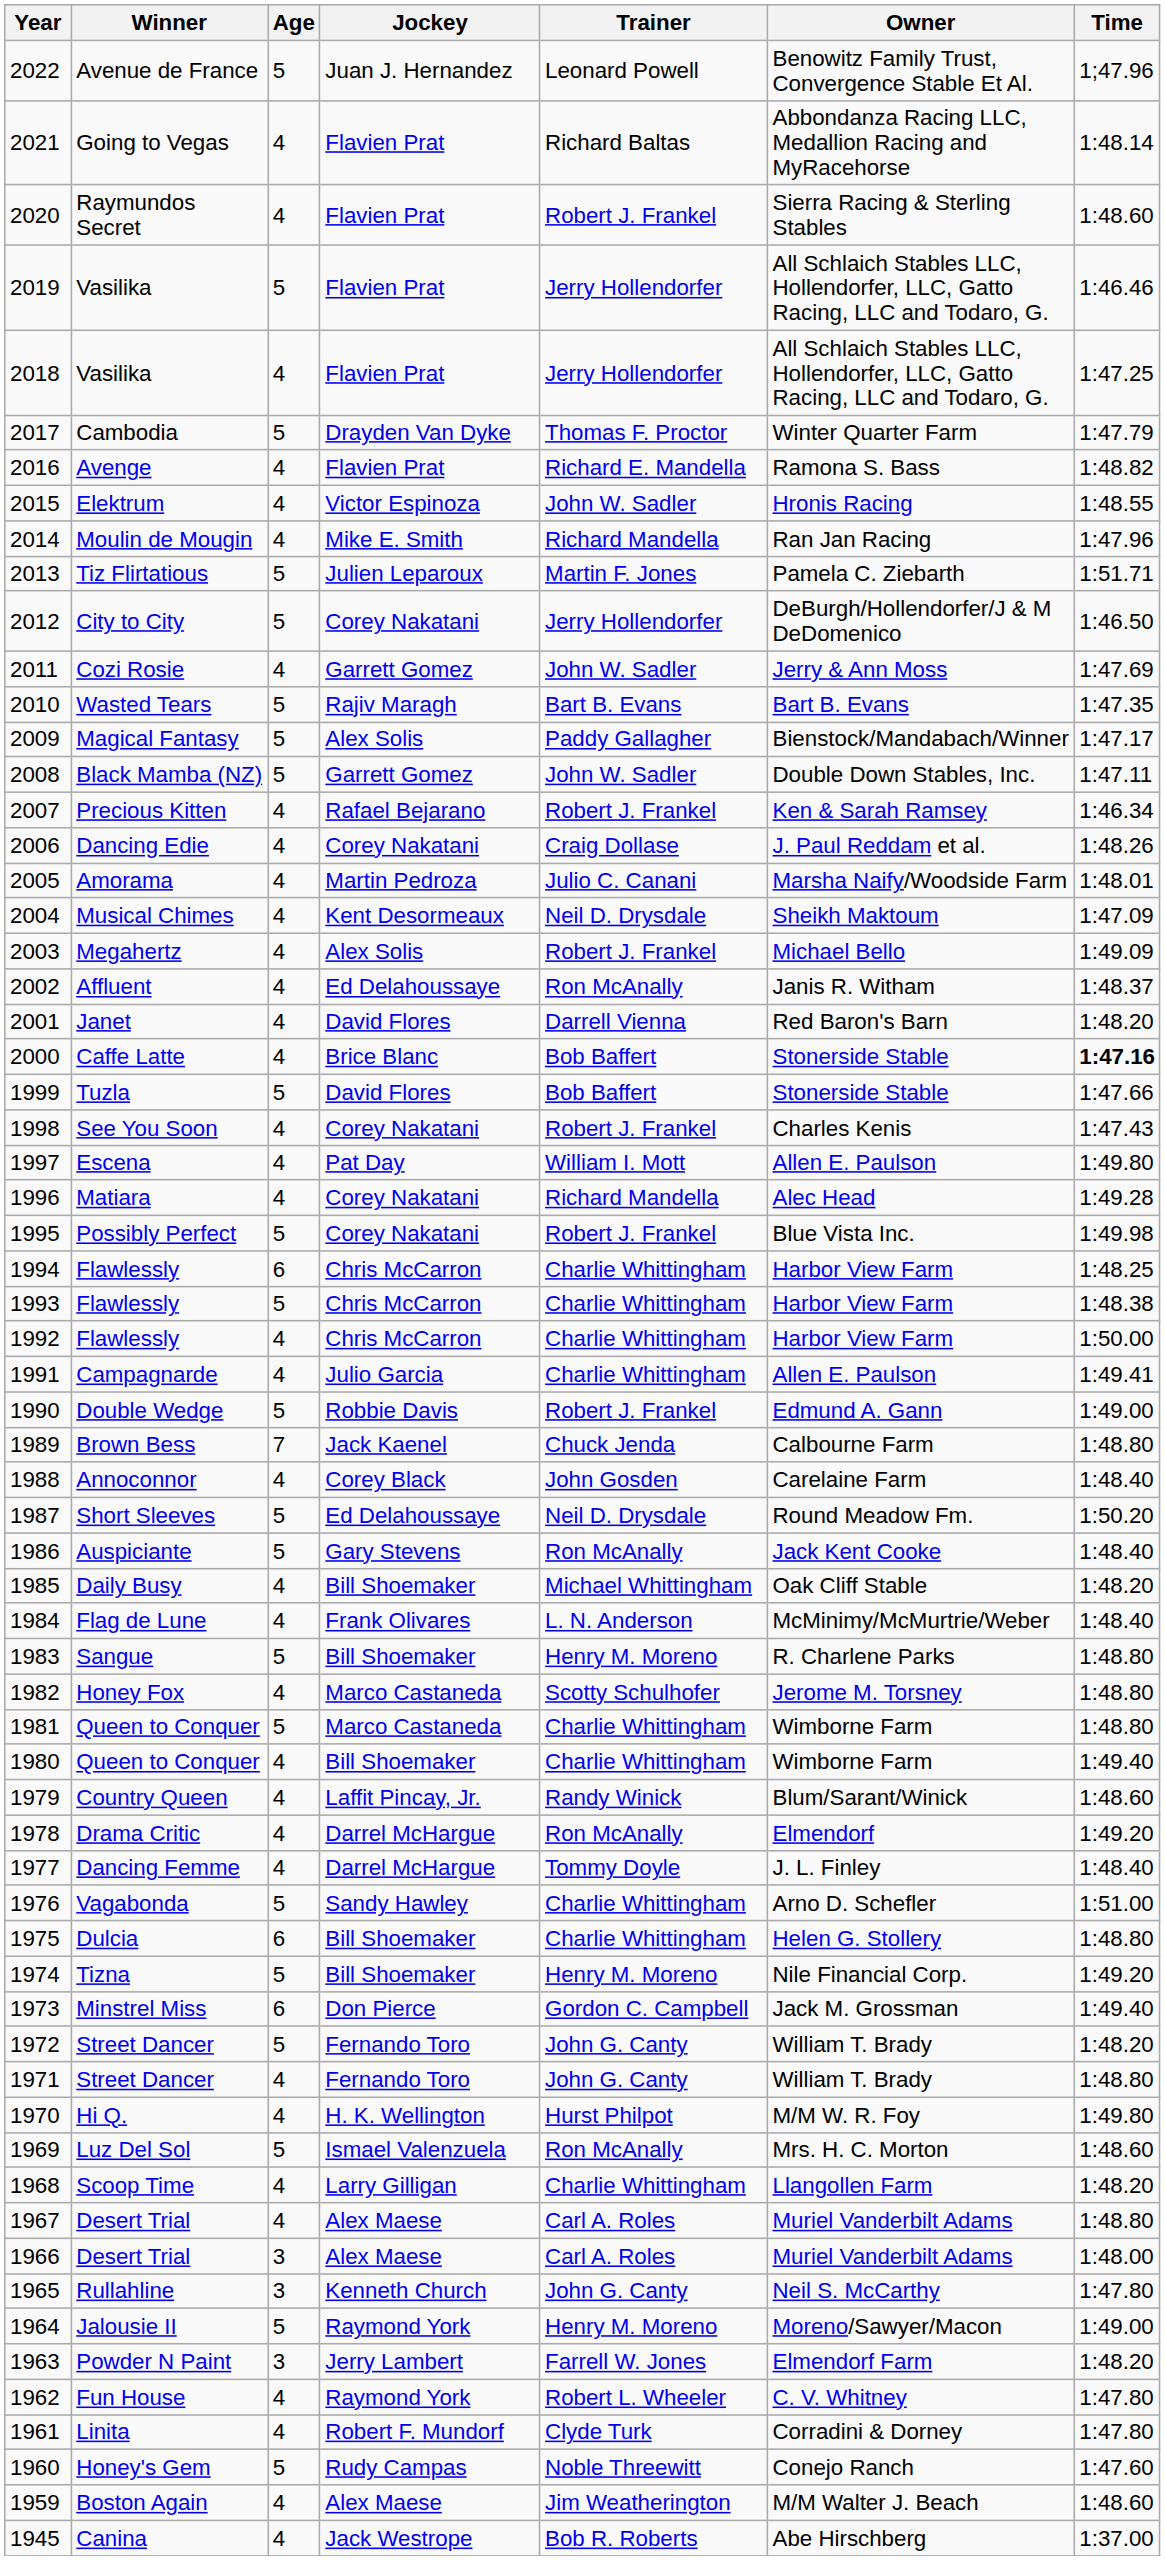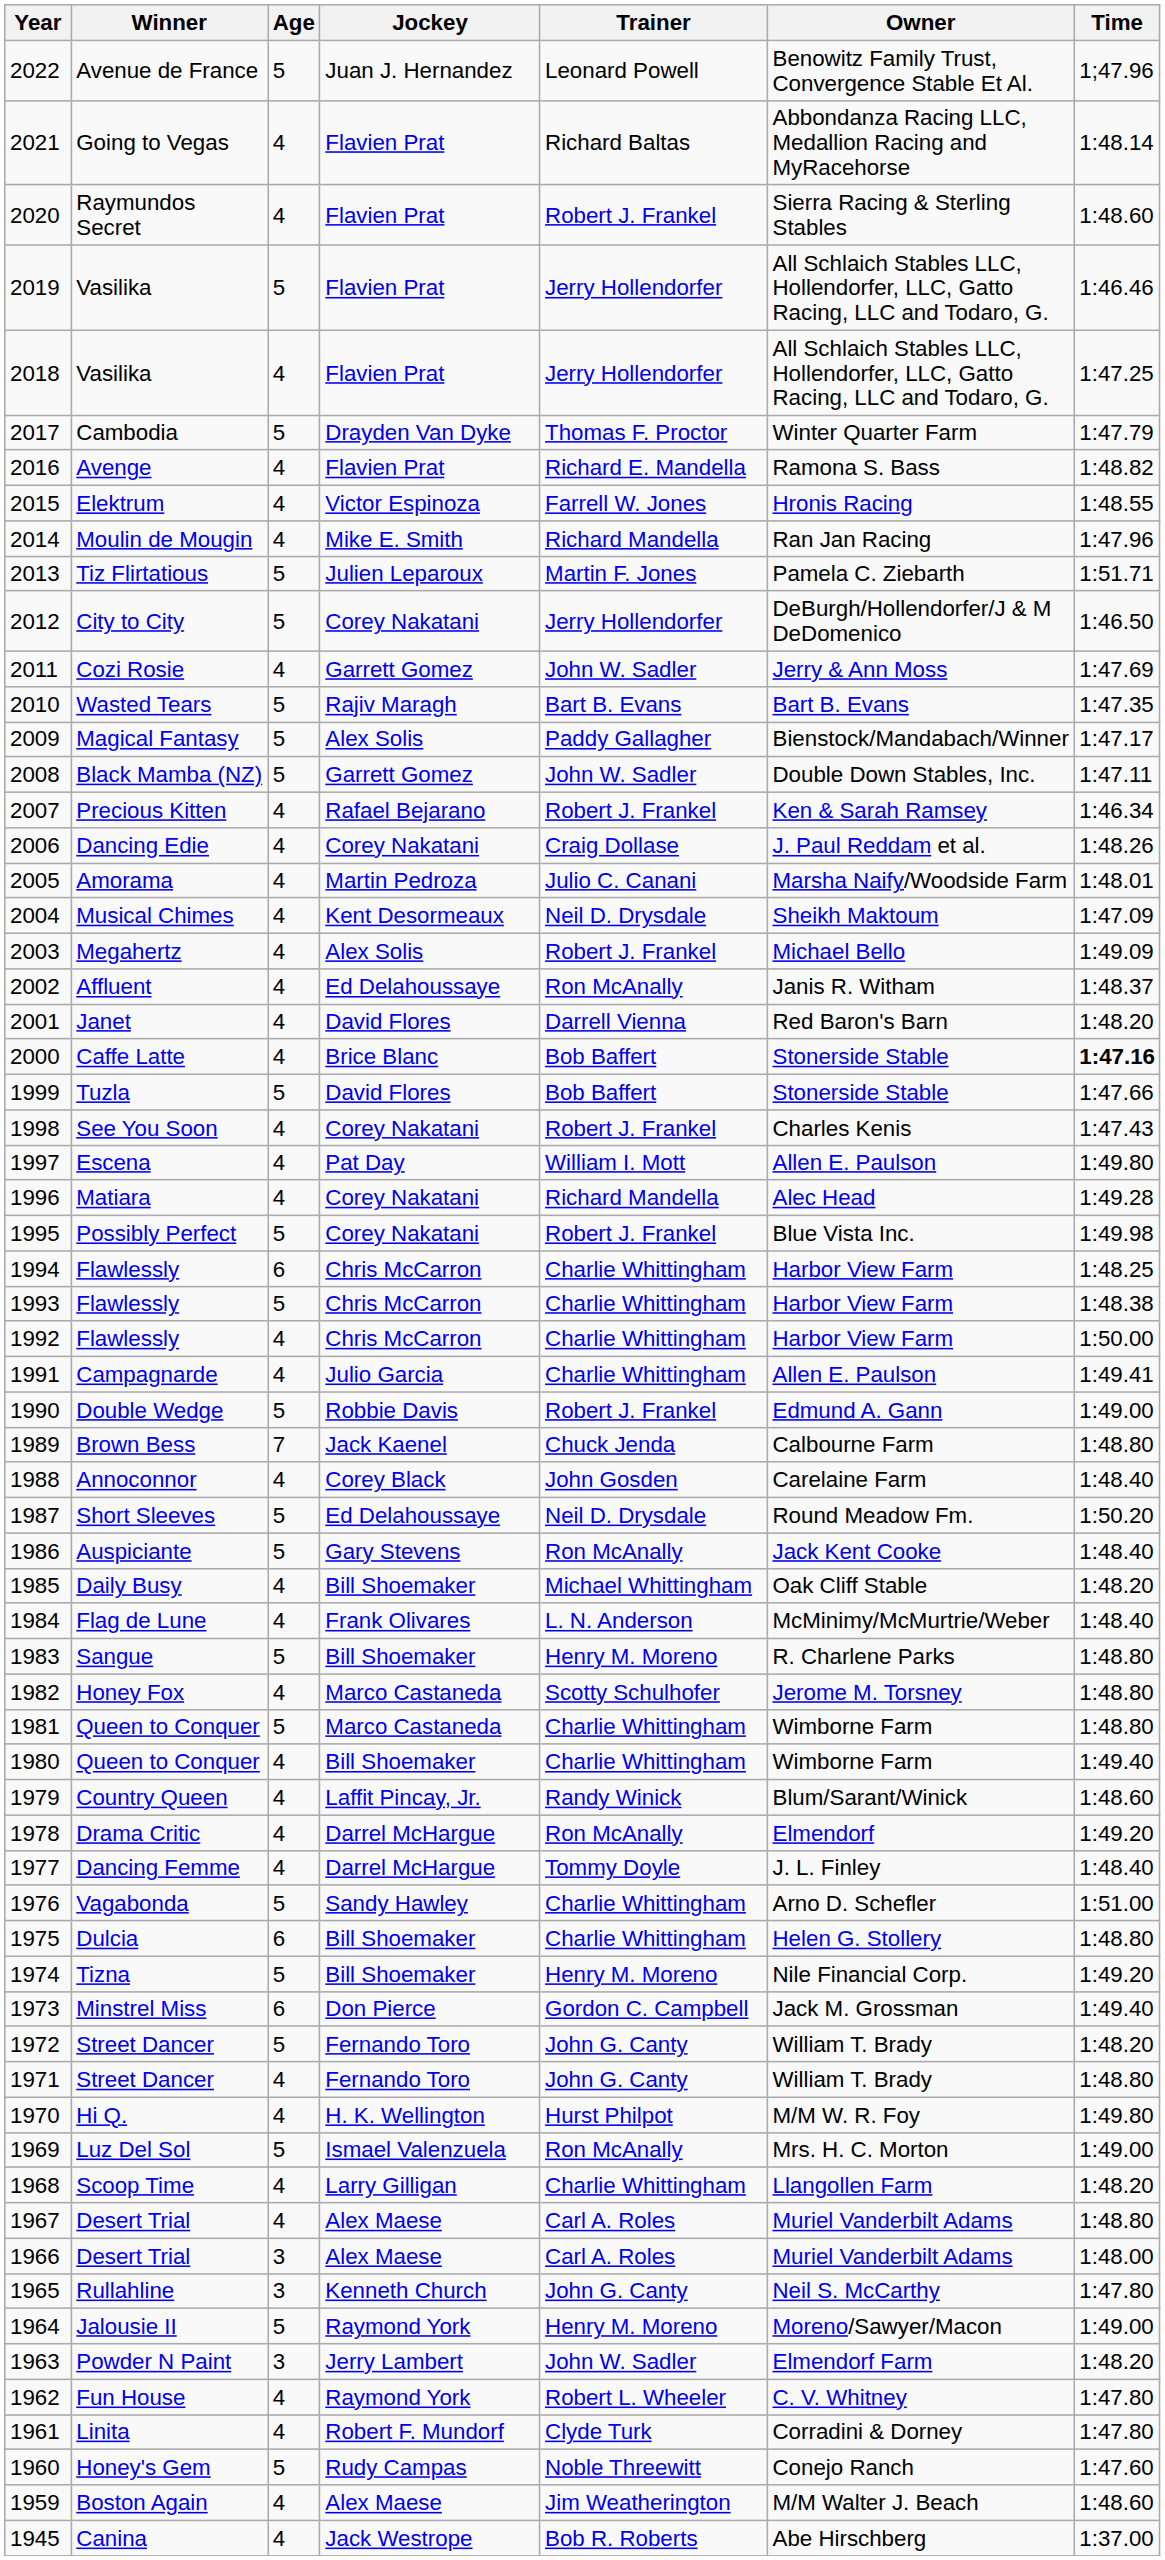(621, 503) John W. Sadler -> (626, 503) Farrell W. Jones
(1117, 2150) 1:48.60 -> (1117, 2150) 1:49.00
(626, 2362) Farrell W. Jones -> (621, 2362) John W. Sadler
